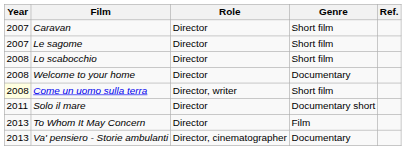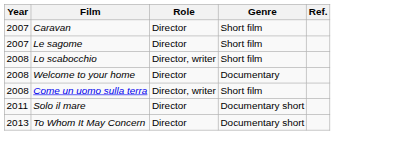(190, 59) Director -> (184, 59) Director, writer
(18, 91) lightyellow background -> (18, 91) no background
(301, 122) Film -> (262, 122) Documentary short
- row: (101, 138)
